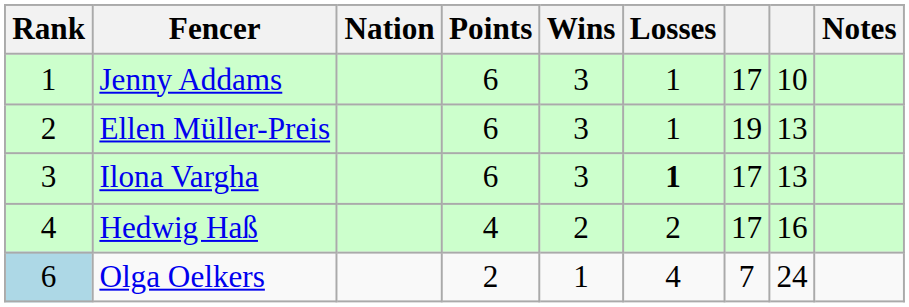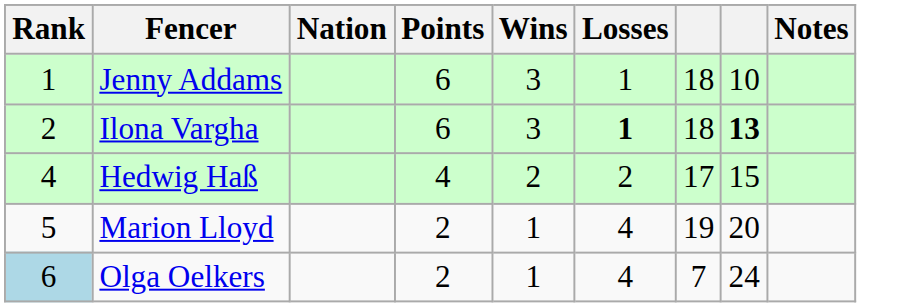(746, 78) 17 -> (699, 78) 18
- row: (215, 128)
(49, 177) 3 -> (49, 128) 2
(746, 177) 17 -> (699, 128) 18
(792, 177) normal -> (744, 128) bold
(792, 227) 16 -> (744, 177) 15
+ row: (186, 227)
